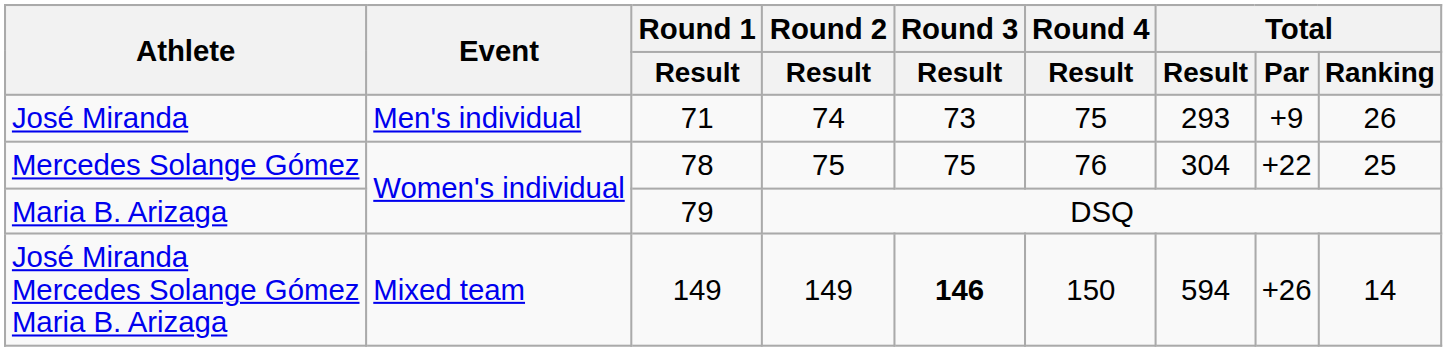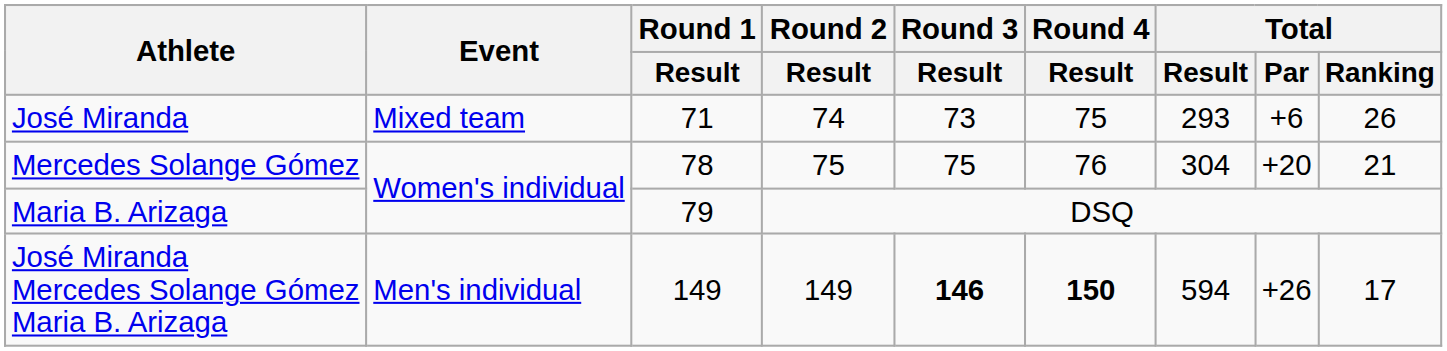(477, 119) Men's individual -> (449, 119) Mixed team
(1287, 119) +9 -> (1287, 119) +6
(1287, 165) +22 -> (1287, 165) +20
(1380, 165) 25 -> (1380, 165) 21
(449, 291) Mixed team -> (477, 291) Men's individual
(1091, 291) normal -> (1091, 291) bold
(1380, 291) 14 -> (1380, 291) 17
